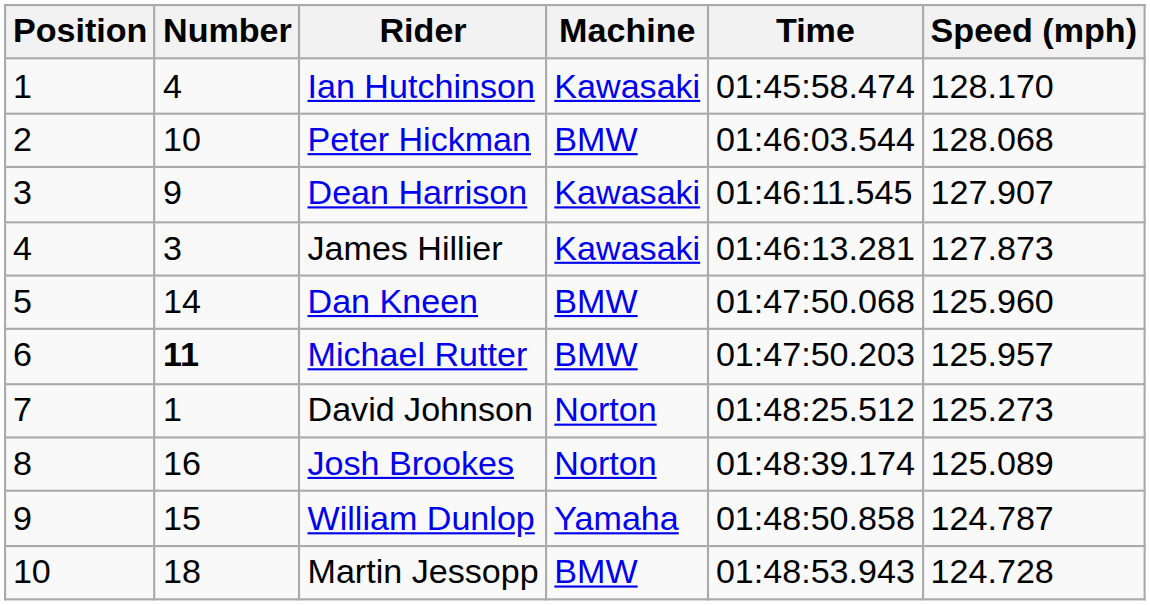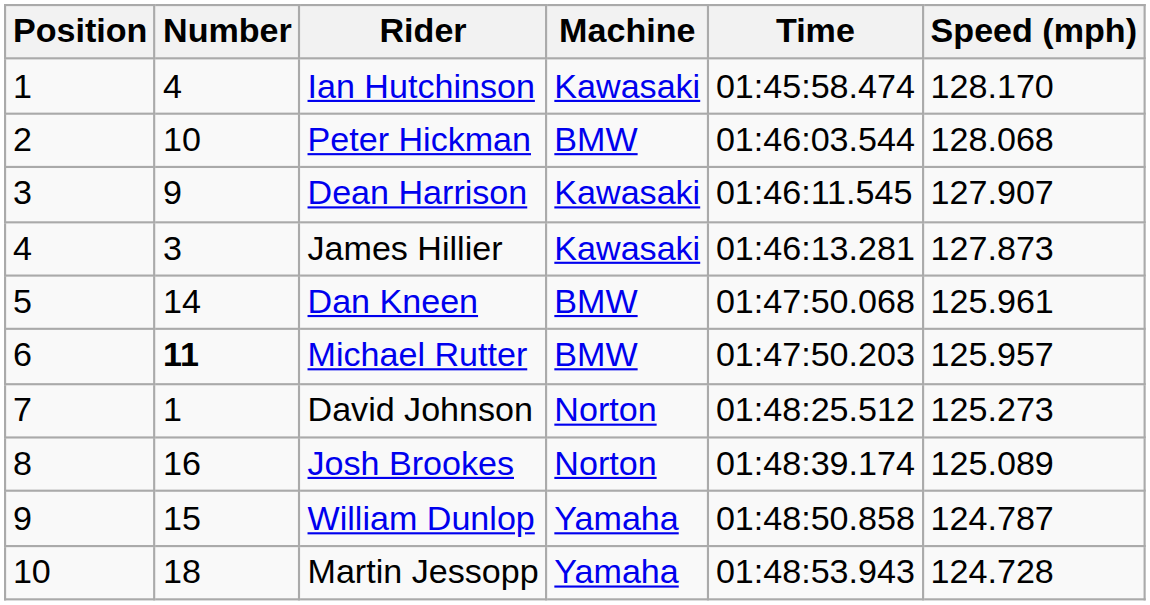(992, 301) 125.960 -> (992, 301) 125.961
(596, 572) BMW -> (617, 572) Yamaha
